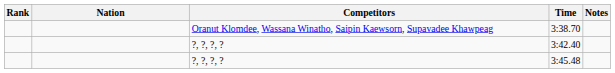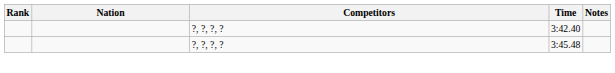- row: (566, 28)
